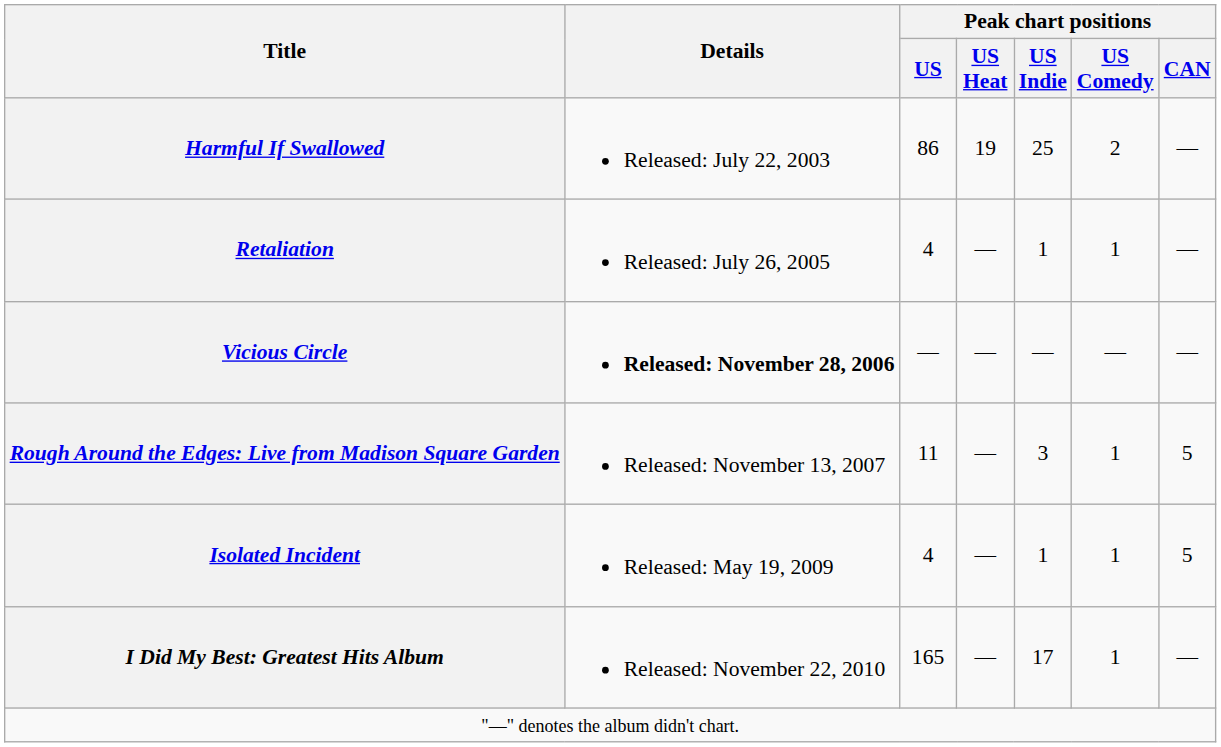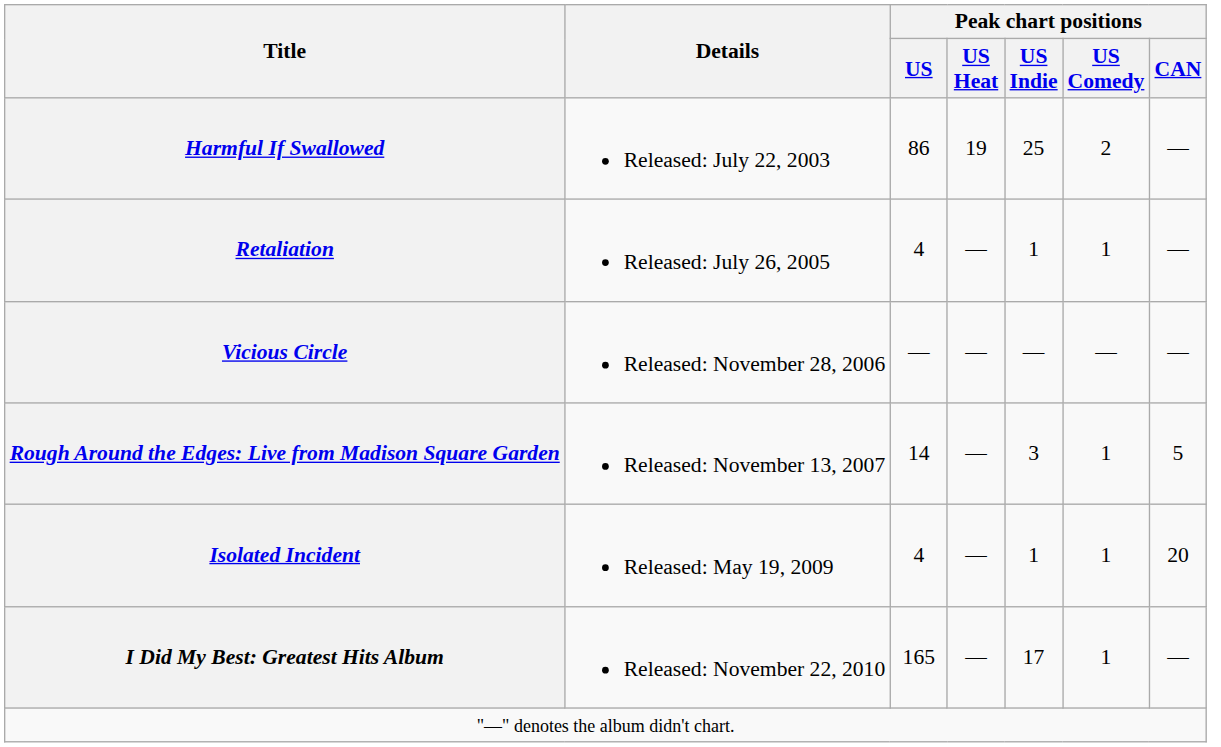(732, 364) bold -> (727, 364) normal
(928, 453) 11 -> (919, 453) 14
(1187, 555) 5 -> (1178, 555) 20
